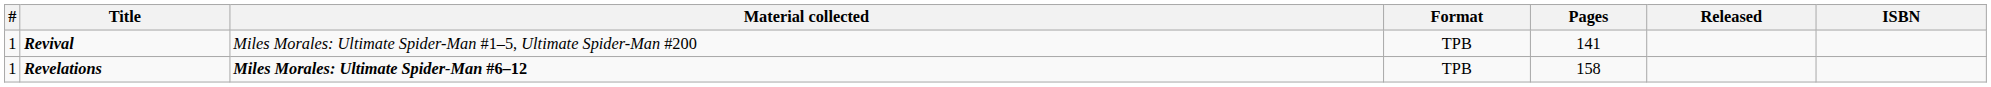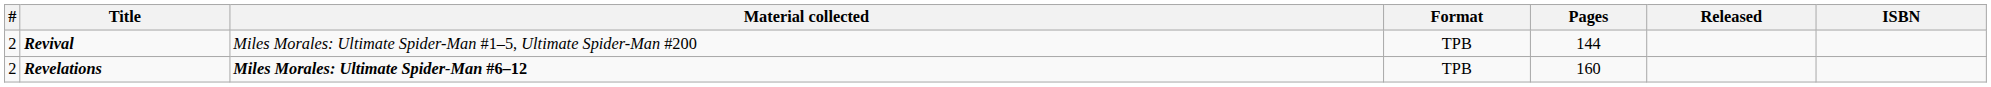(12, 43) 1 -> (12, 43) 2
(1588, 43) 141 -> (1588, 43) 144
(12, 69) 1 -> (12, 69) 2
(1588, 69) 158 -> (1588, 69) 160
